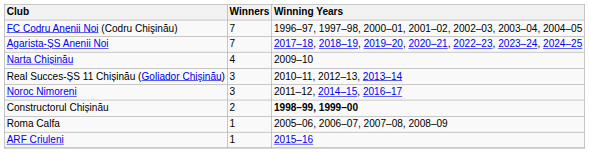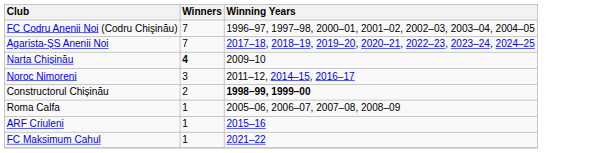(232, 60) normal -> (185, 60) bold
- row: (116, 76)
+ row: (54, 140)
